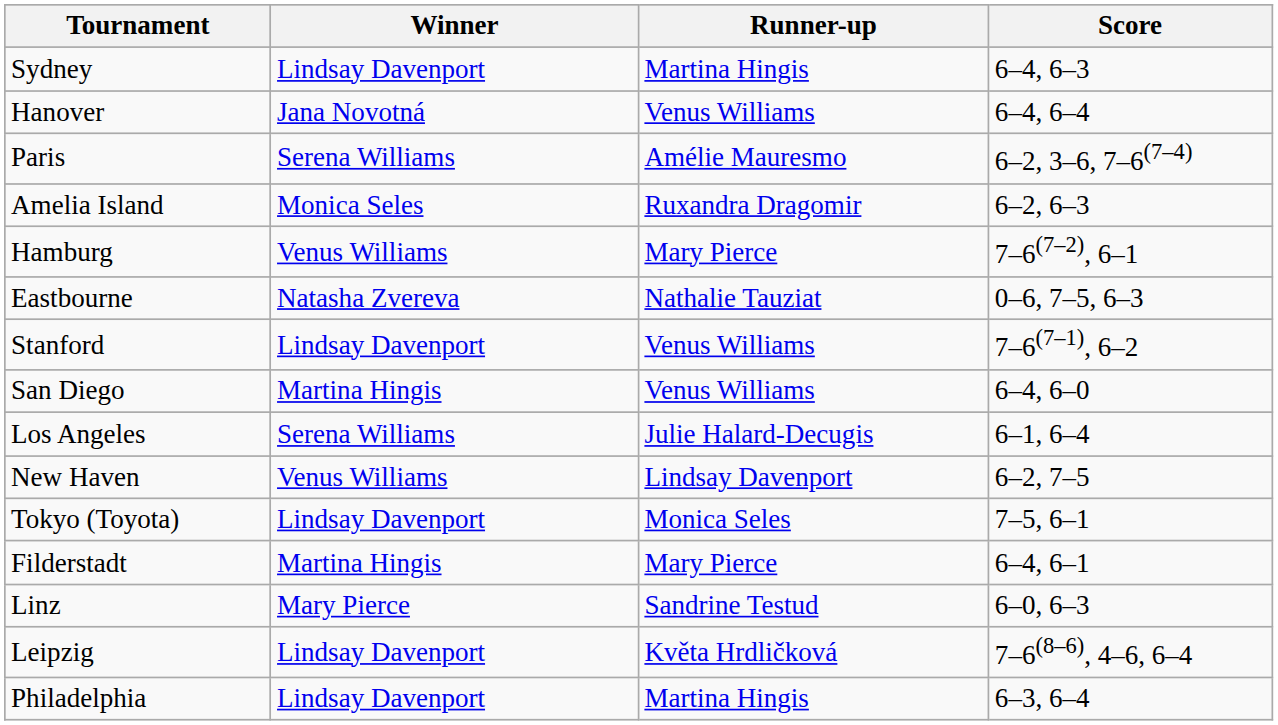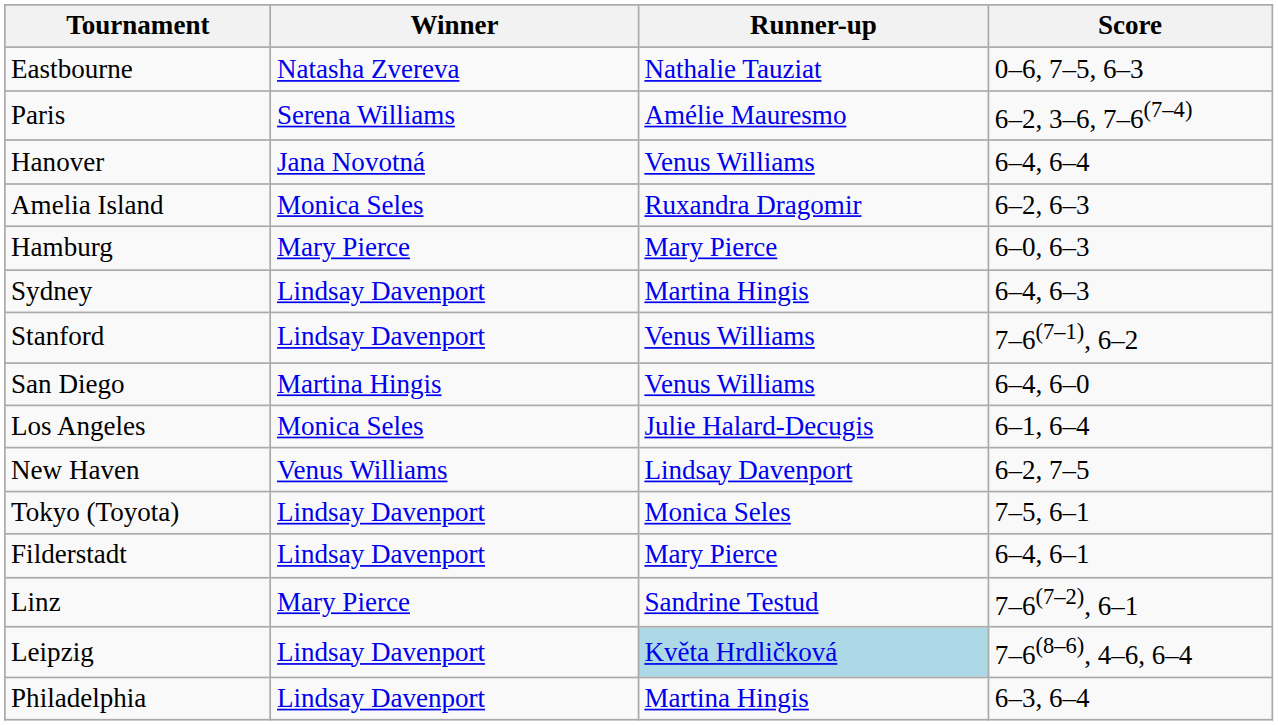rows swapped: (52, 68) <-> (72, 297)
rows swapped: (58, 111) <-> (38, 158)
(362, 251) Venus Williams -> (343, 247) Mary Pierce
(1067, 251) 7–6(7–2), 6–1 -> (1042, 247) 6–0, 6–3
(366, 433) Serena Williams -> (350, 426) Monica Seles
(359, 562) Martina Hingis -> (381, 555) Lindsay Davenport
(1042, 605) 6–0, 6–3 -> (1067, 601) 7–6(7–2), 6–1
(741, 651) no background -> (741, 651) lightblue background
